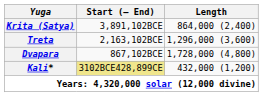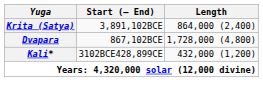- row: (40, 40)
(121, 68) khaki background -> (121, 54) no background
